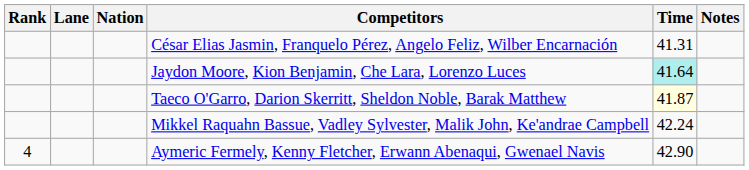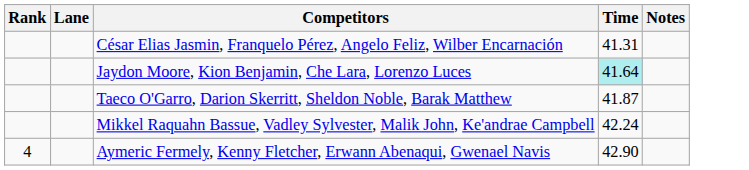- column: (120, 18)
(675, 98) lightyellow background -> (620, 98) no background
